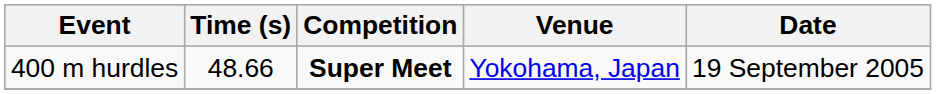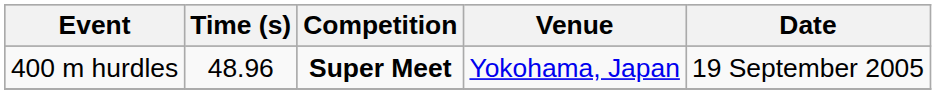(241, 67) 48.66 -> (241, 67) 48.96
